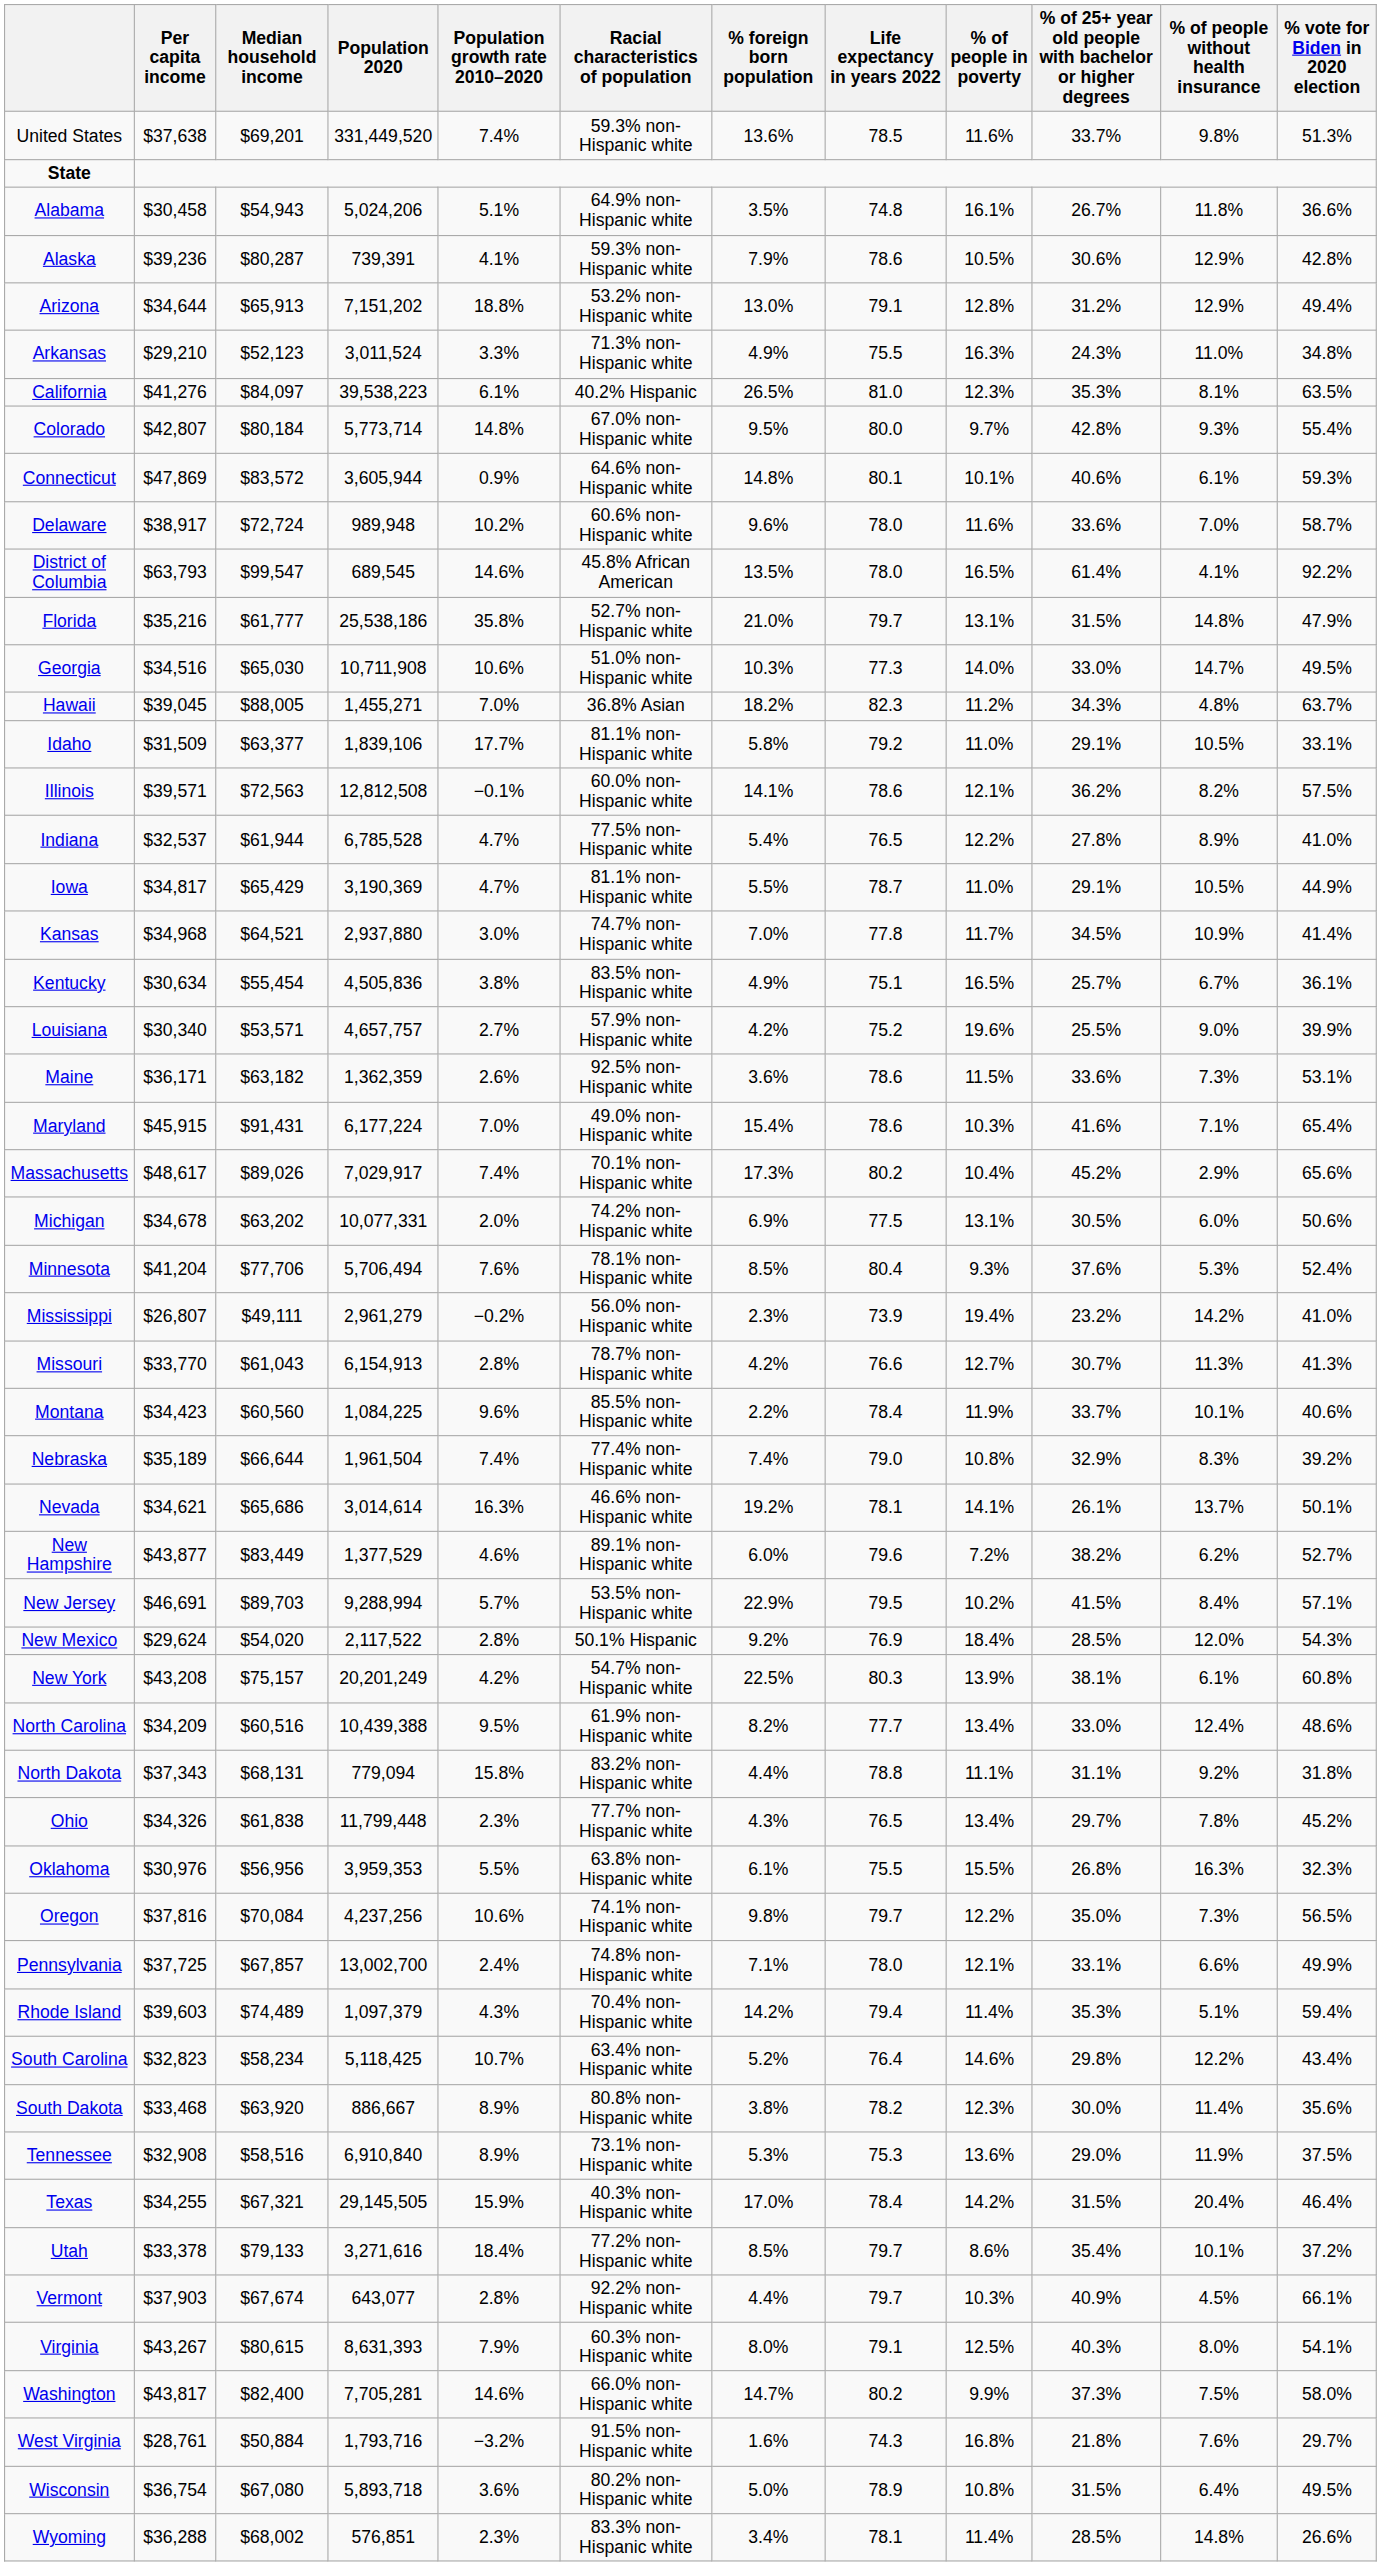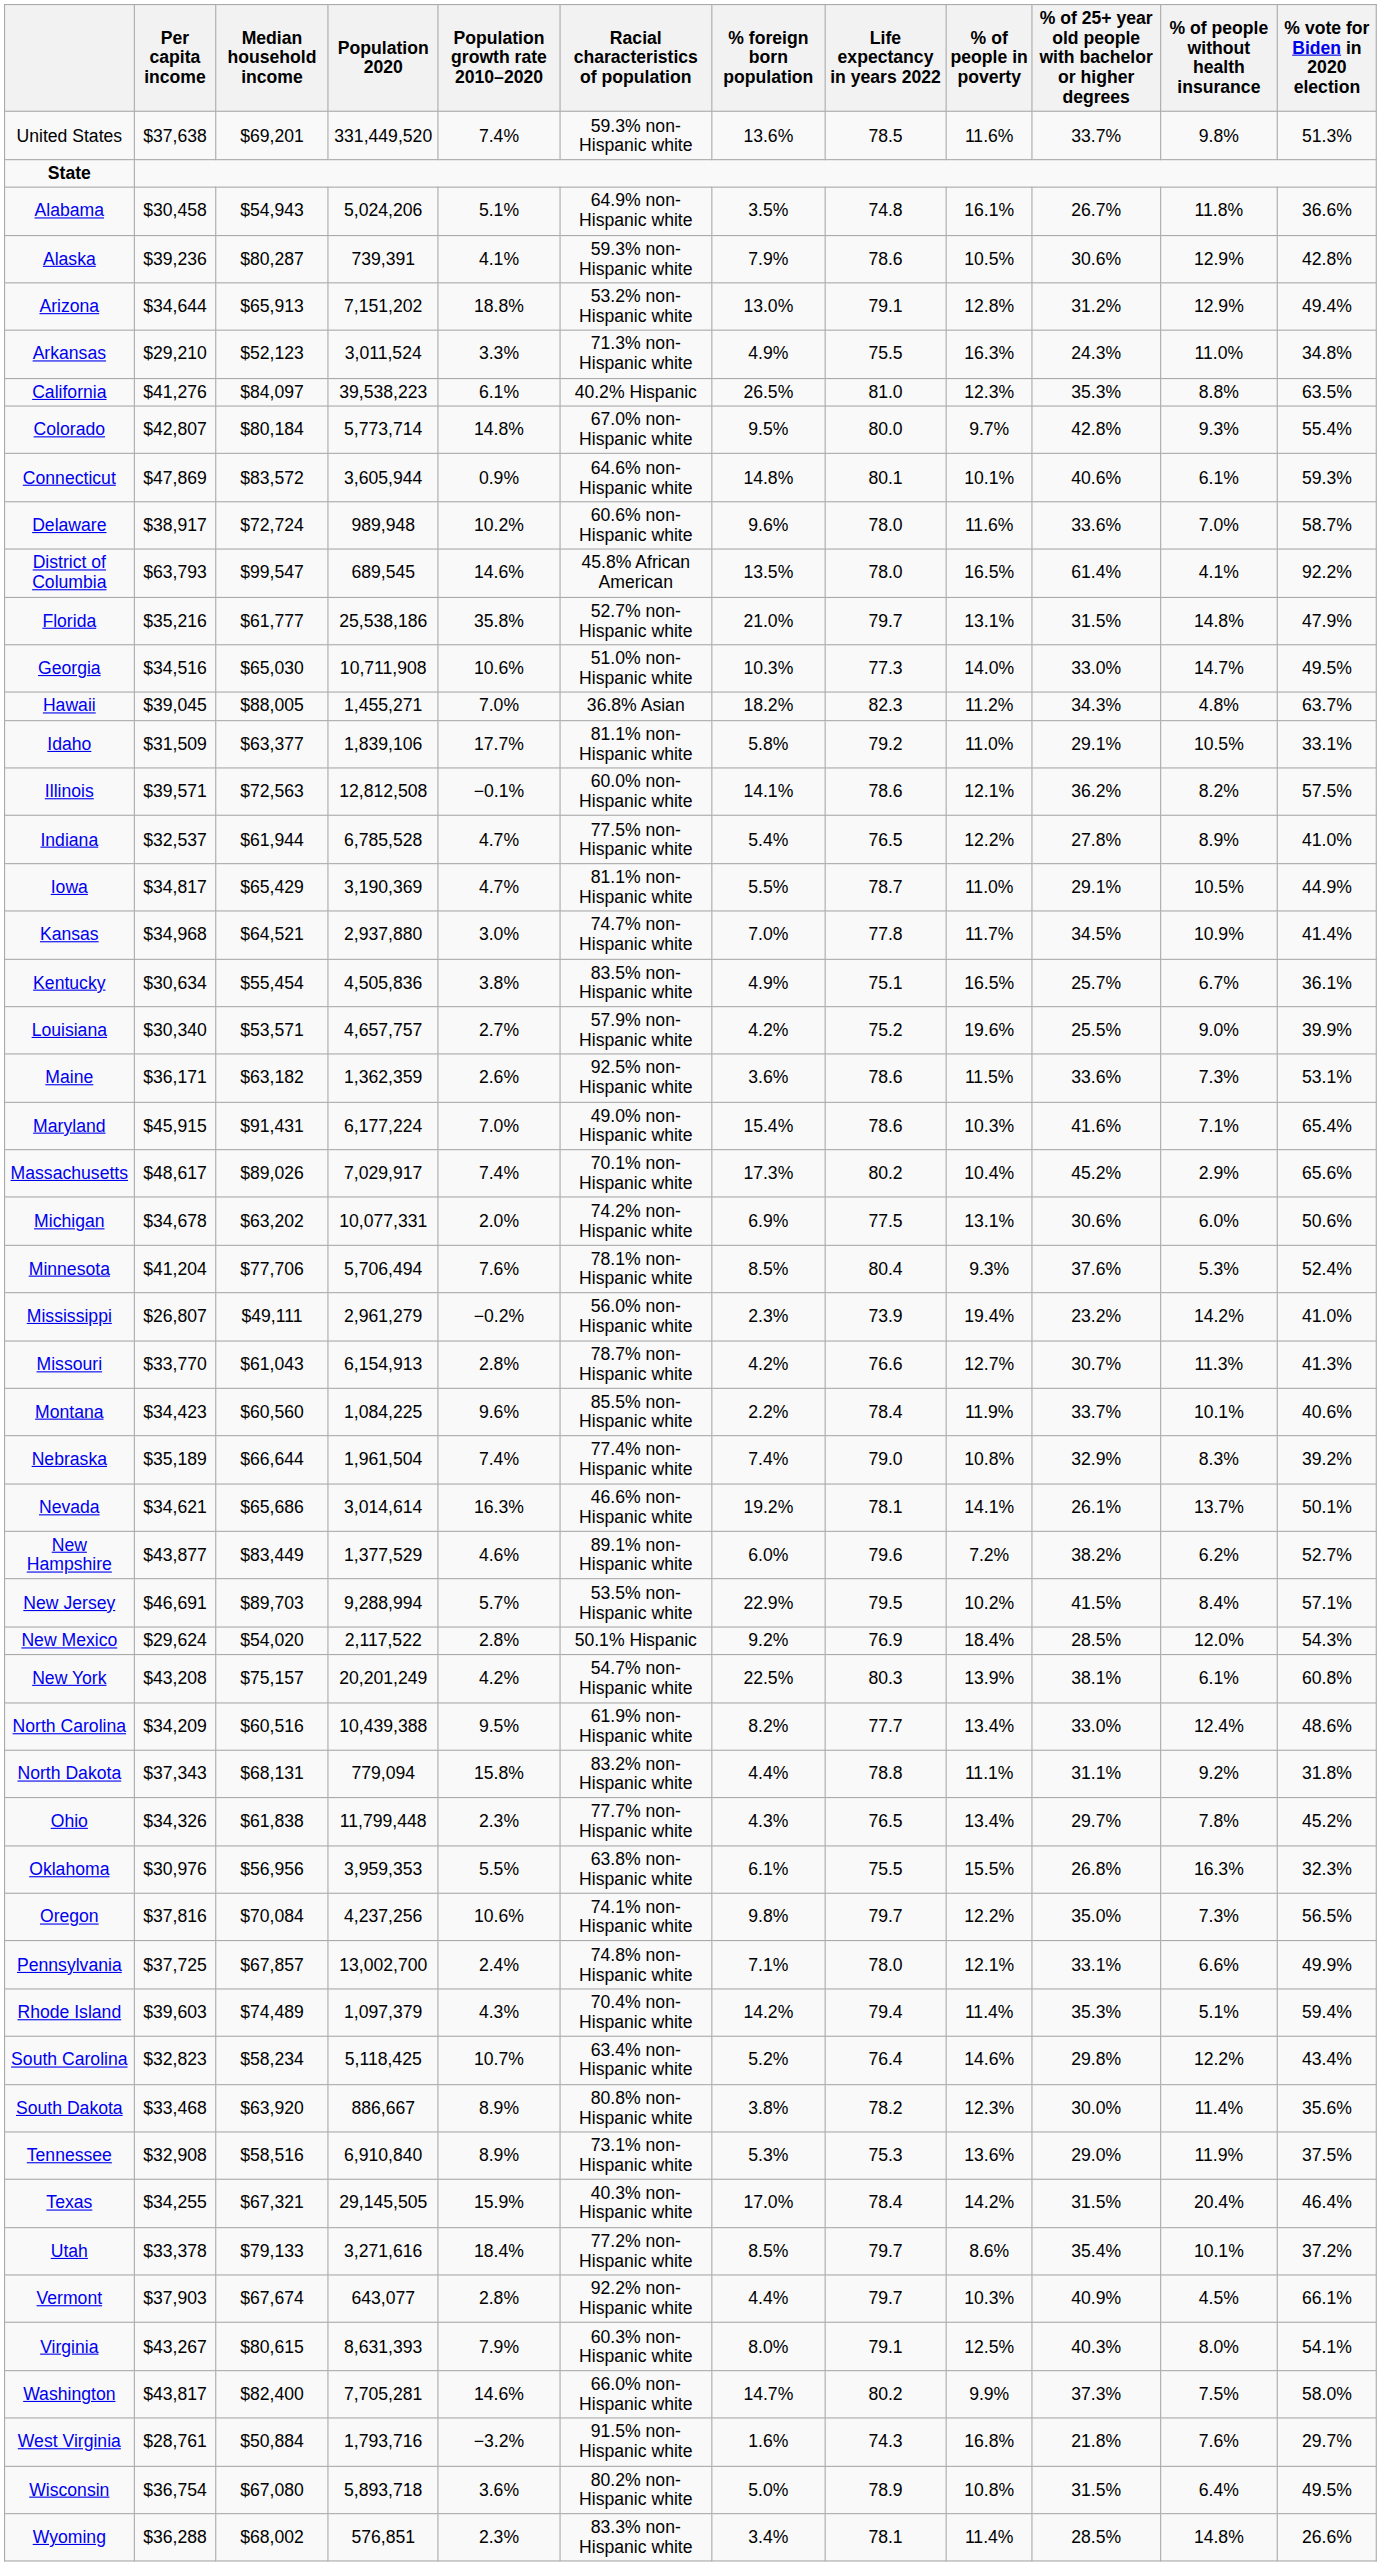(1219, 392) 8.1% -> (1219, 392) 8.8%
(1096, 1221) 30.5% -> (1096, 1221) 30.6%
